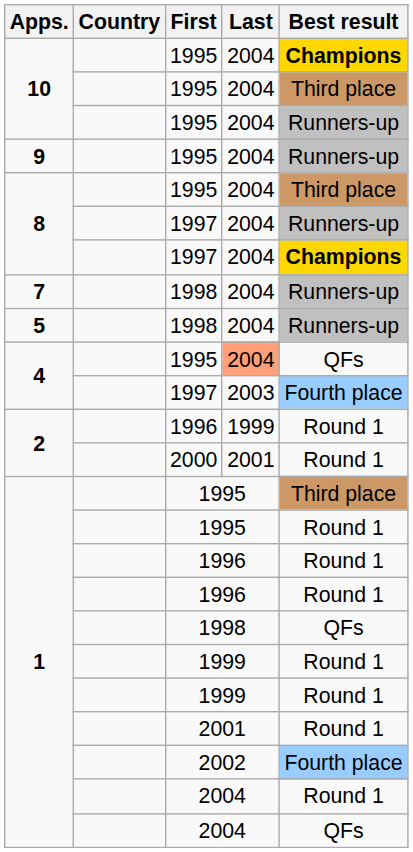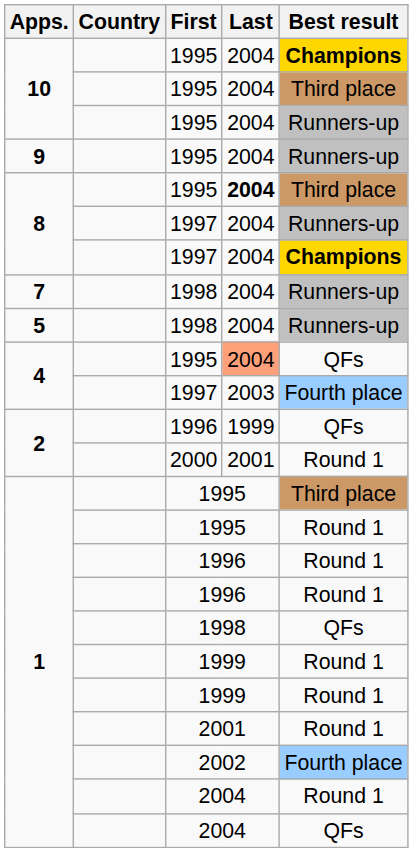(251, 190) normal -> (251, 190) bold
(344, 426) Round 1 -> (343, 426) QFs
